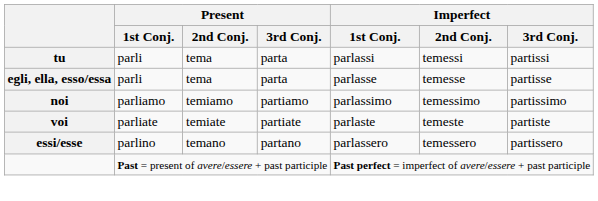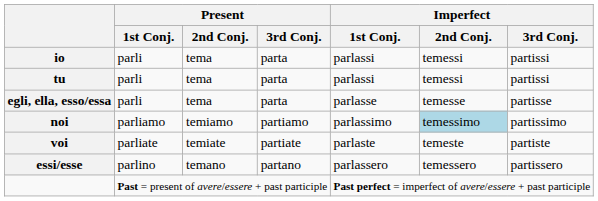+ row: (59, 57)
(451, 100) no background -> (451, 121) lightblue background
